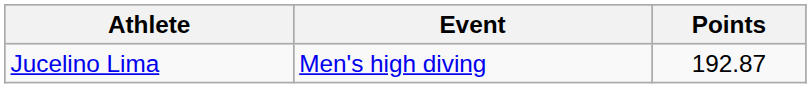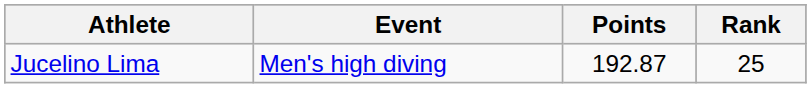+ column: (751, 24)
